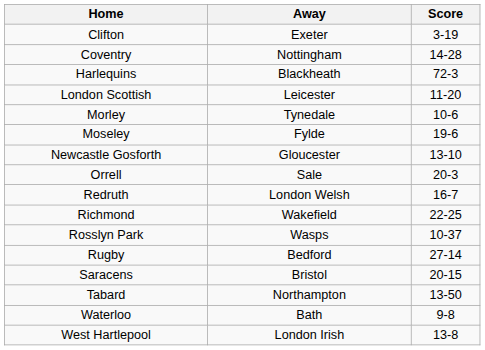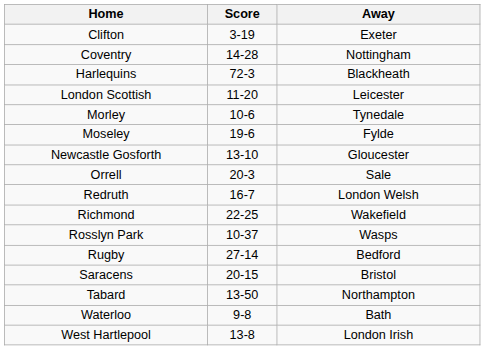columns swapped: (309, 14) <-> (446, 14)
